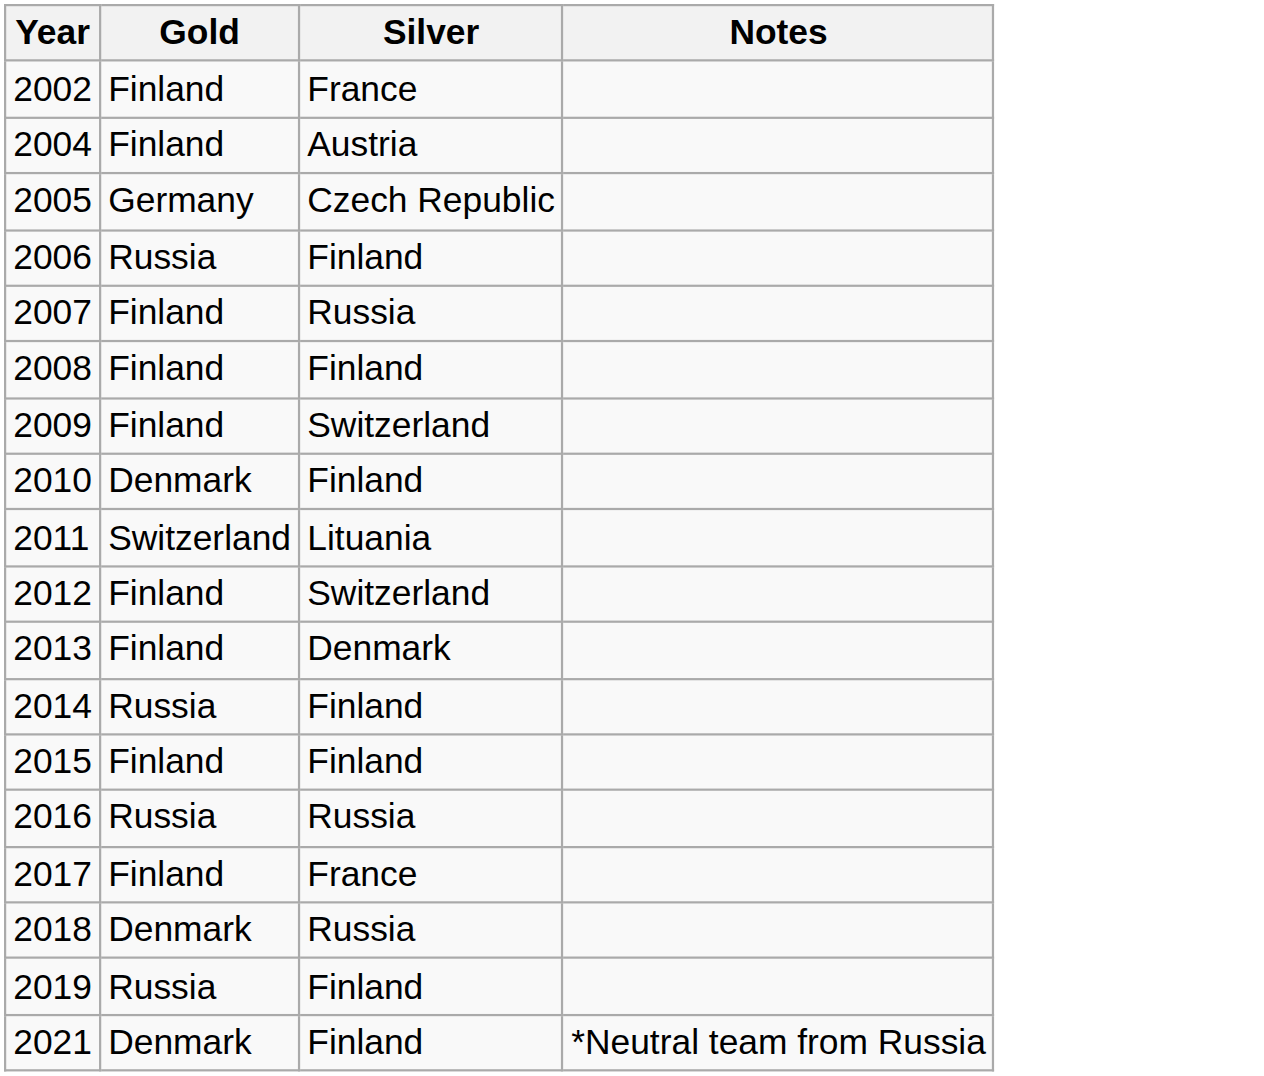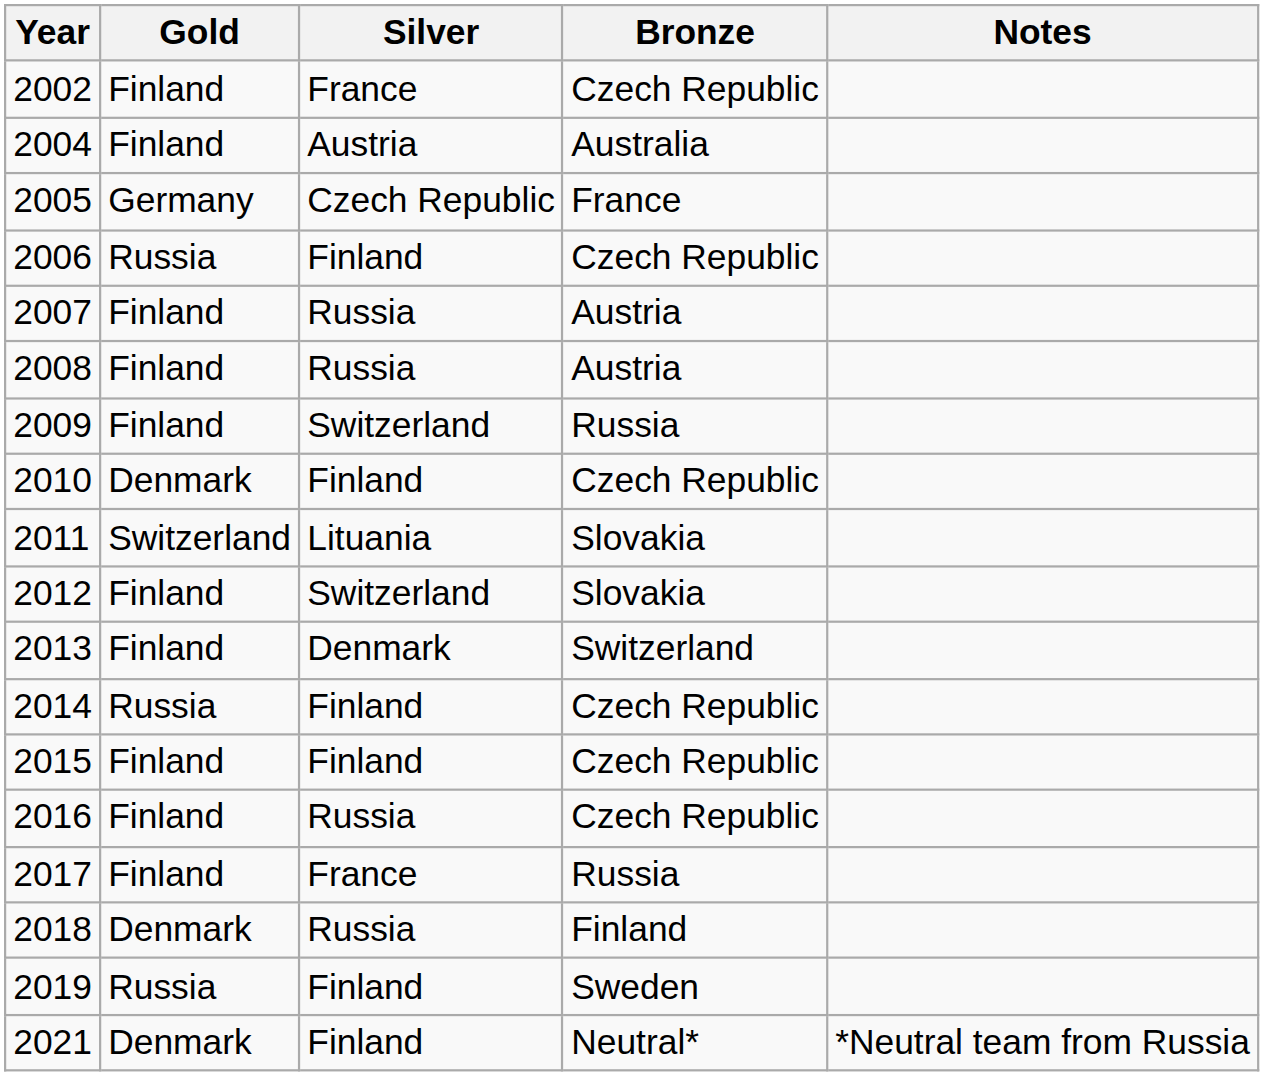+ column: (695, 32)
(365, 369) Finland -> (361, 369) Russia
(162, 817) Russia -> (166, 817) Finland
